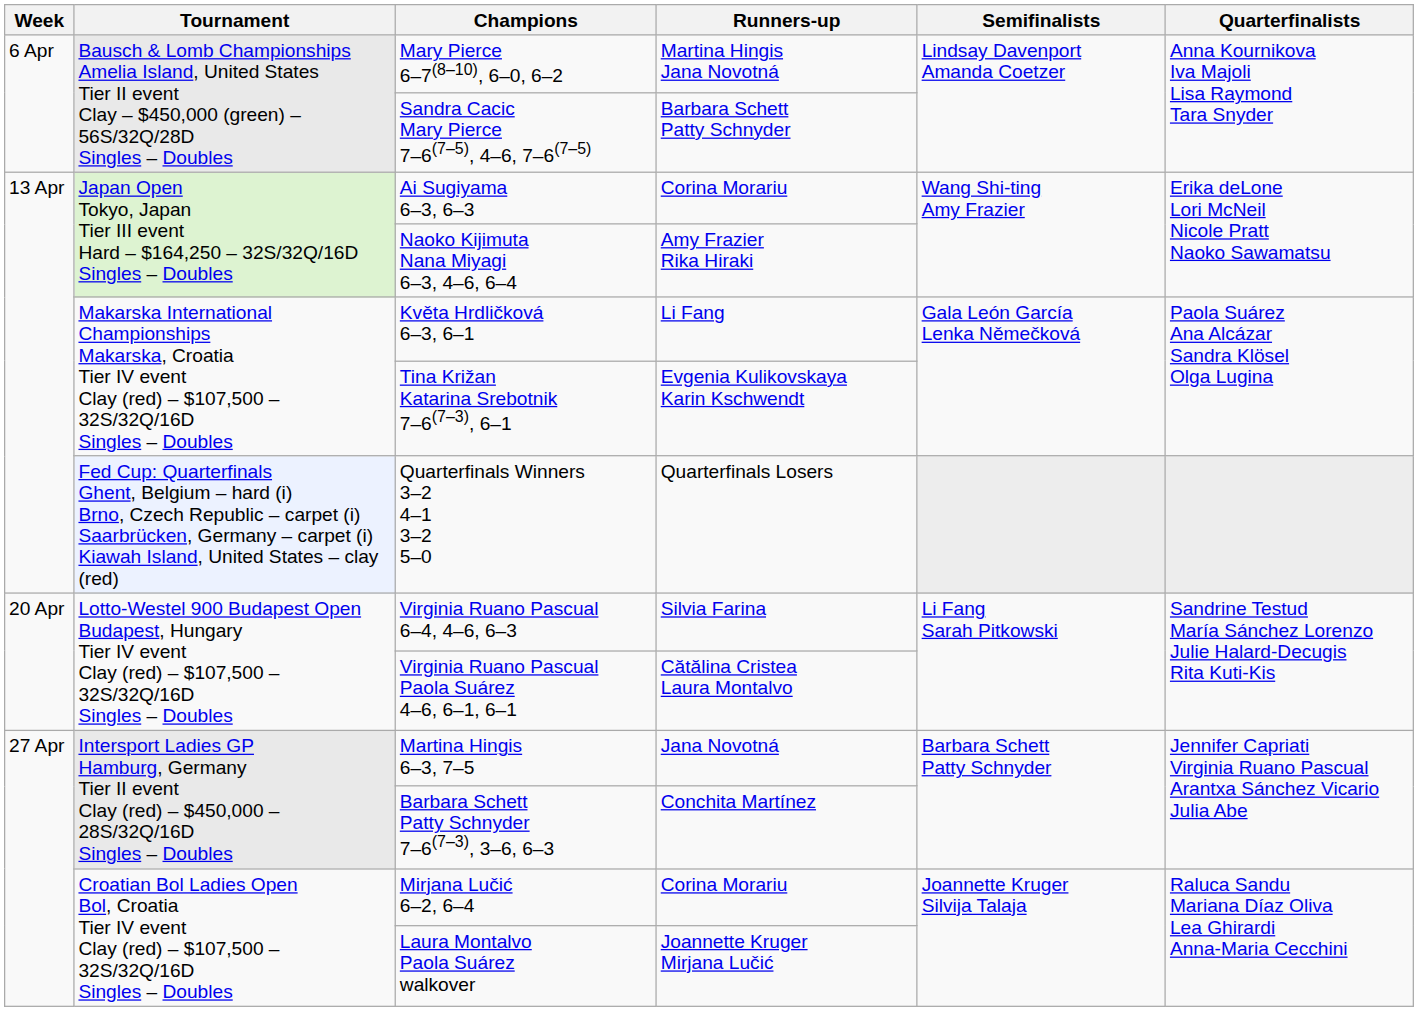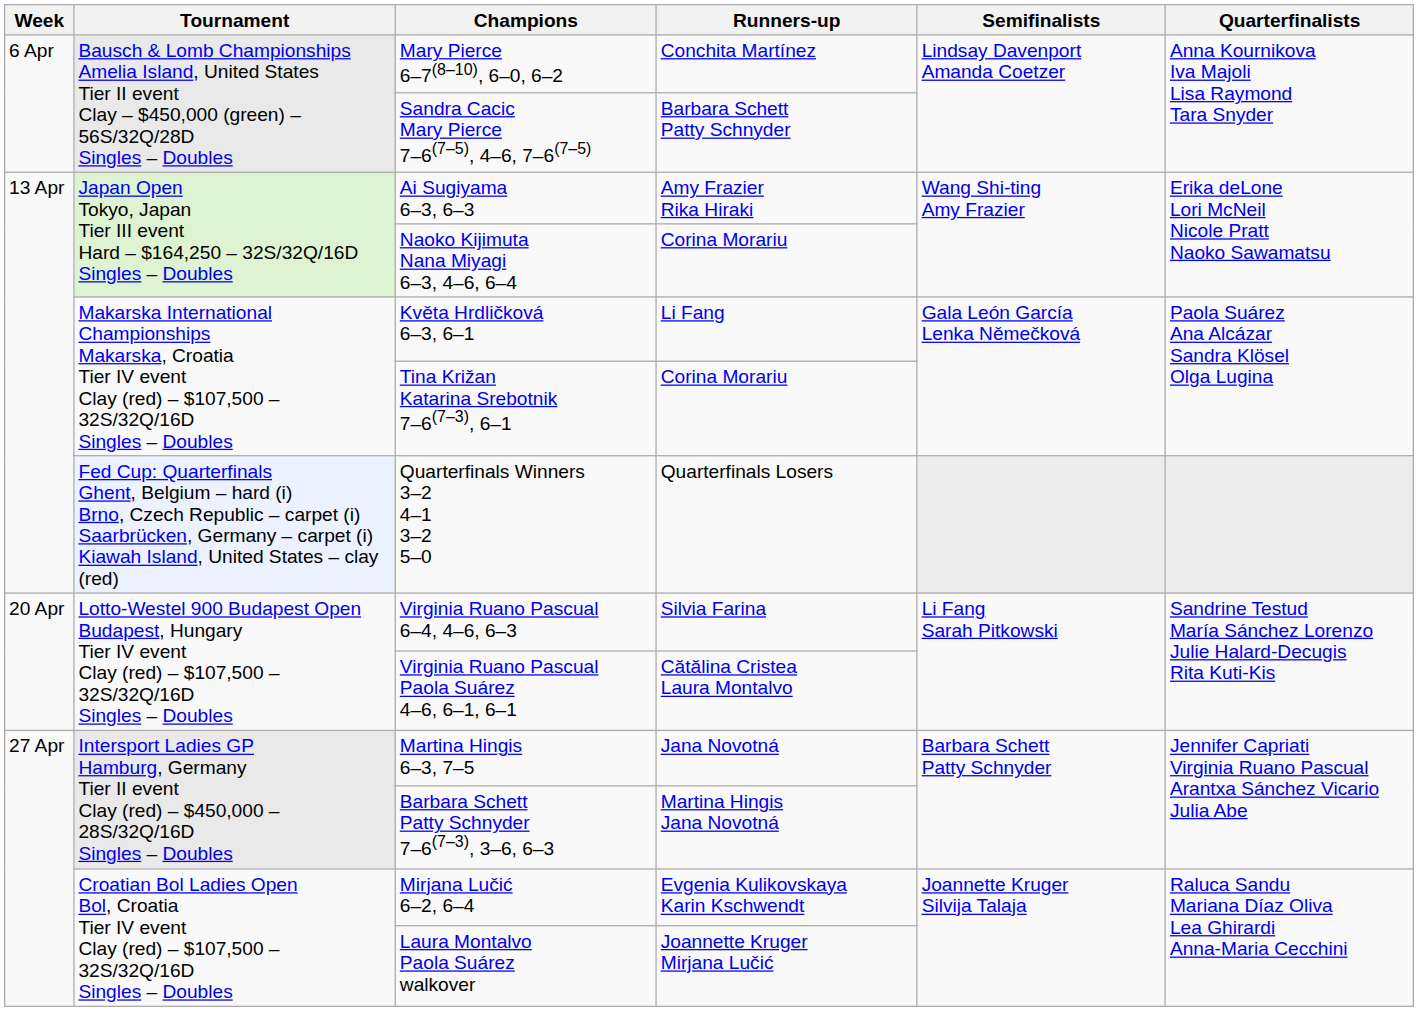(722, 61) Martina Hingis Jana Novotná -> (738, 50) Conchita Martínez
(724, 188) Corina Morariu -> (712, 198) Amy Frazier Rika Hiraki
(712, 250) Amy Frazier Rika Hiraki -> (724, 239) Corina Morariu
(754, 387) Evgenia Kulikovskaya Karin Kschwendt -> (724, 376) Corina Morariu
(738, 801) Conchita Martínez -> (722, 812) Martina Hingis Jana Novotná
(724, 884) Corina Morariu -> (754, 894) Evgenia Kulikovskaya Karin Kschwendt
